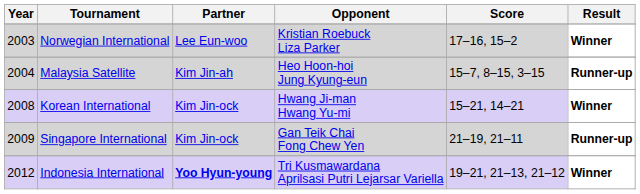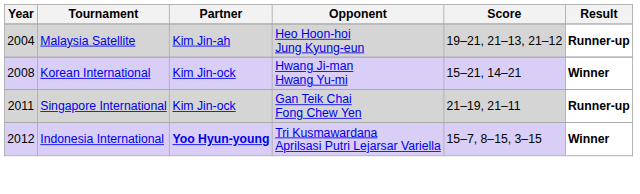- row: (105, 41)
(497, 74) 15–7, 8–15, 3–15 -> (504, 41) 19–21, 21–13, 21–12
(21, 139) 2009 -> (21, 106) 2011
(507, 172) 19–21, 21–13, 21–12 -> (494, 139) 15–7, 8–15, 3–15
